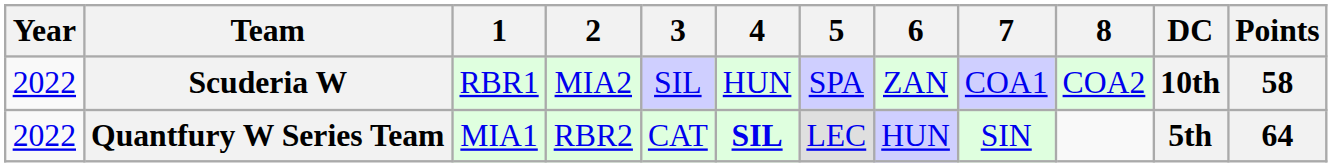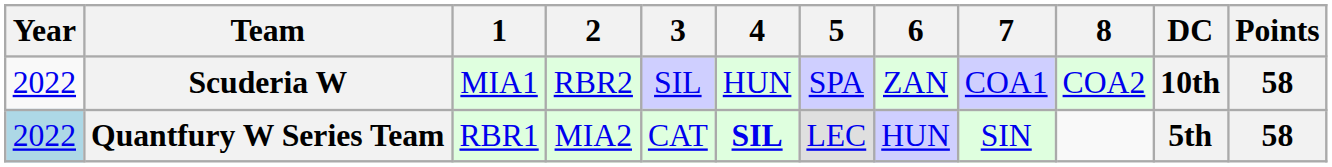(499, 82) RBR1 -> (499, 82) MIA1
(593, 82) MIA2 -> (593, 82) RBR2
(44, 134) no background -> (44, 134) lightblue background
(499, 134) MIA1 -> (499, 134) RBR1
(593, 134) RBR2 -> (593, 134) MIA2
(1277, 134) 64 -> (1277, 134) 58
